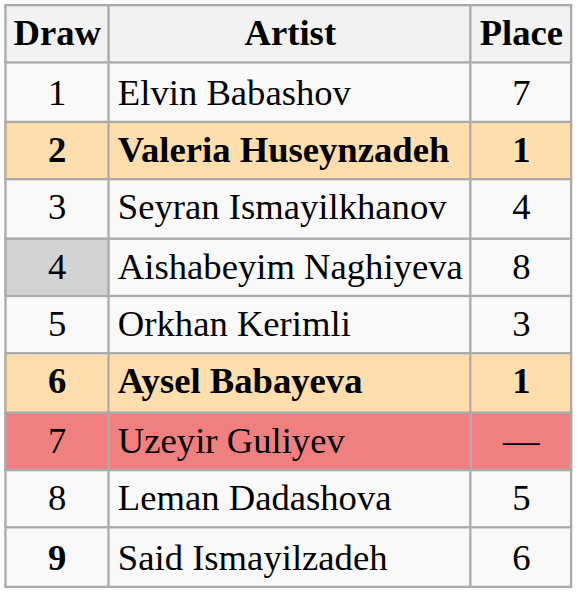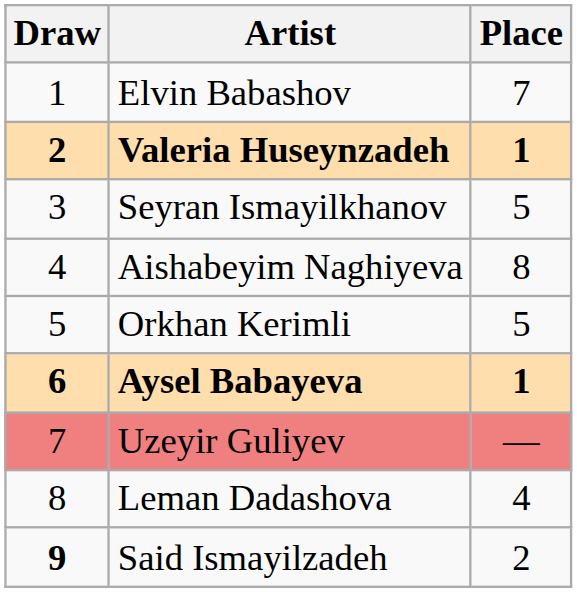(521, 207) 4 -> (521, 207) 5
(57, 265) lightgrey background -> (57, 265) no background
(521, 324) 3 -> (521, 324) 5
(521, 498) 5 -> (521, 498) 4
(521, 556) 6 -> (521, 556) 2
